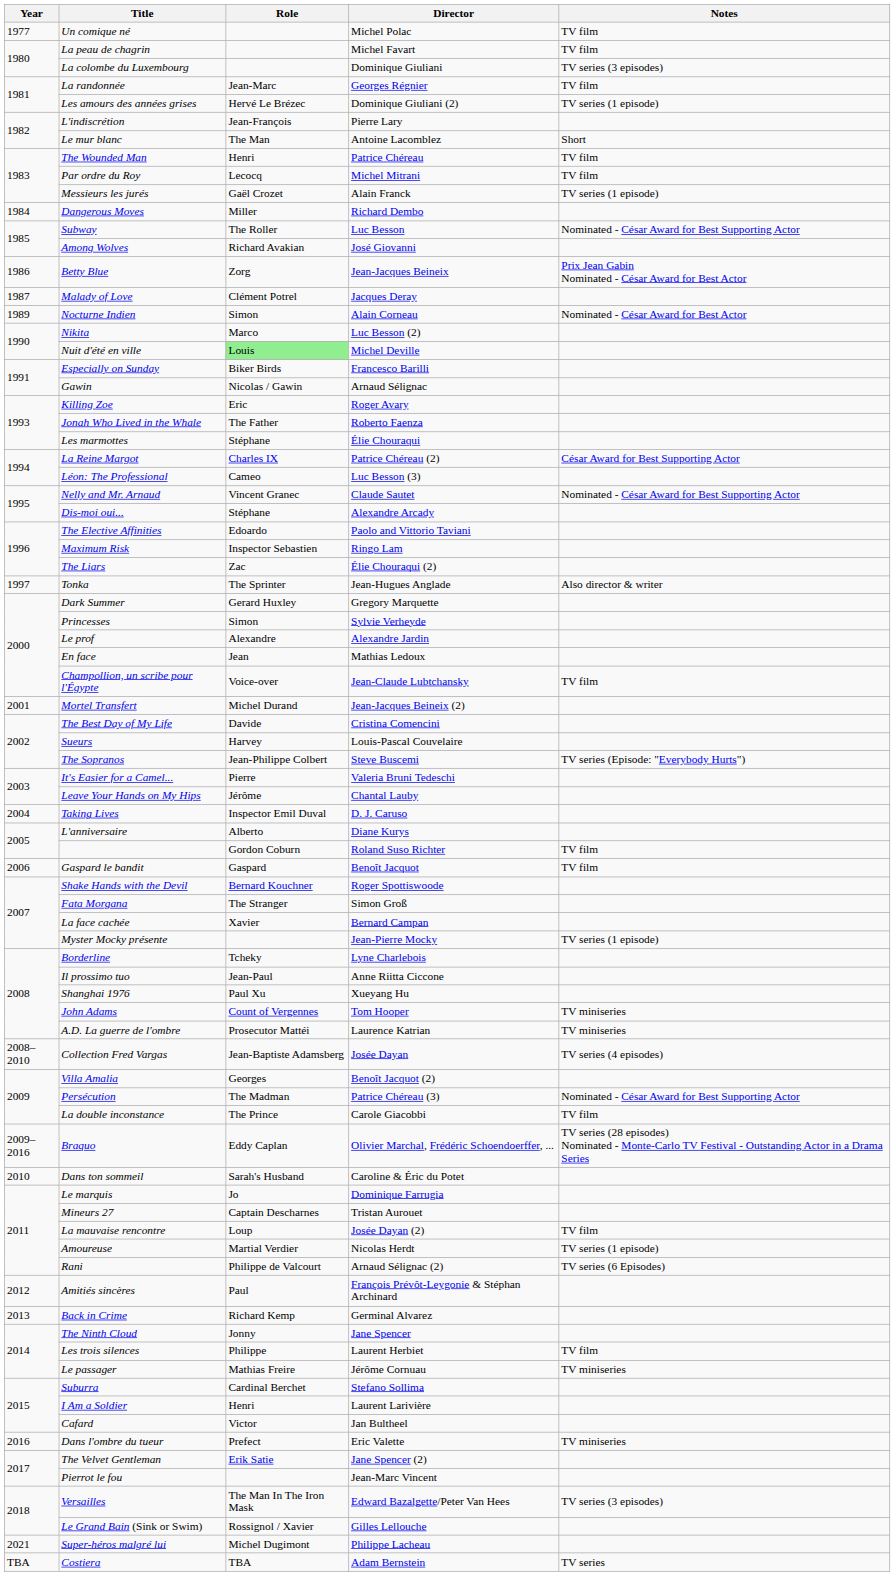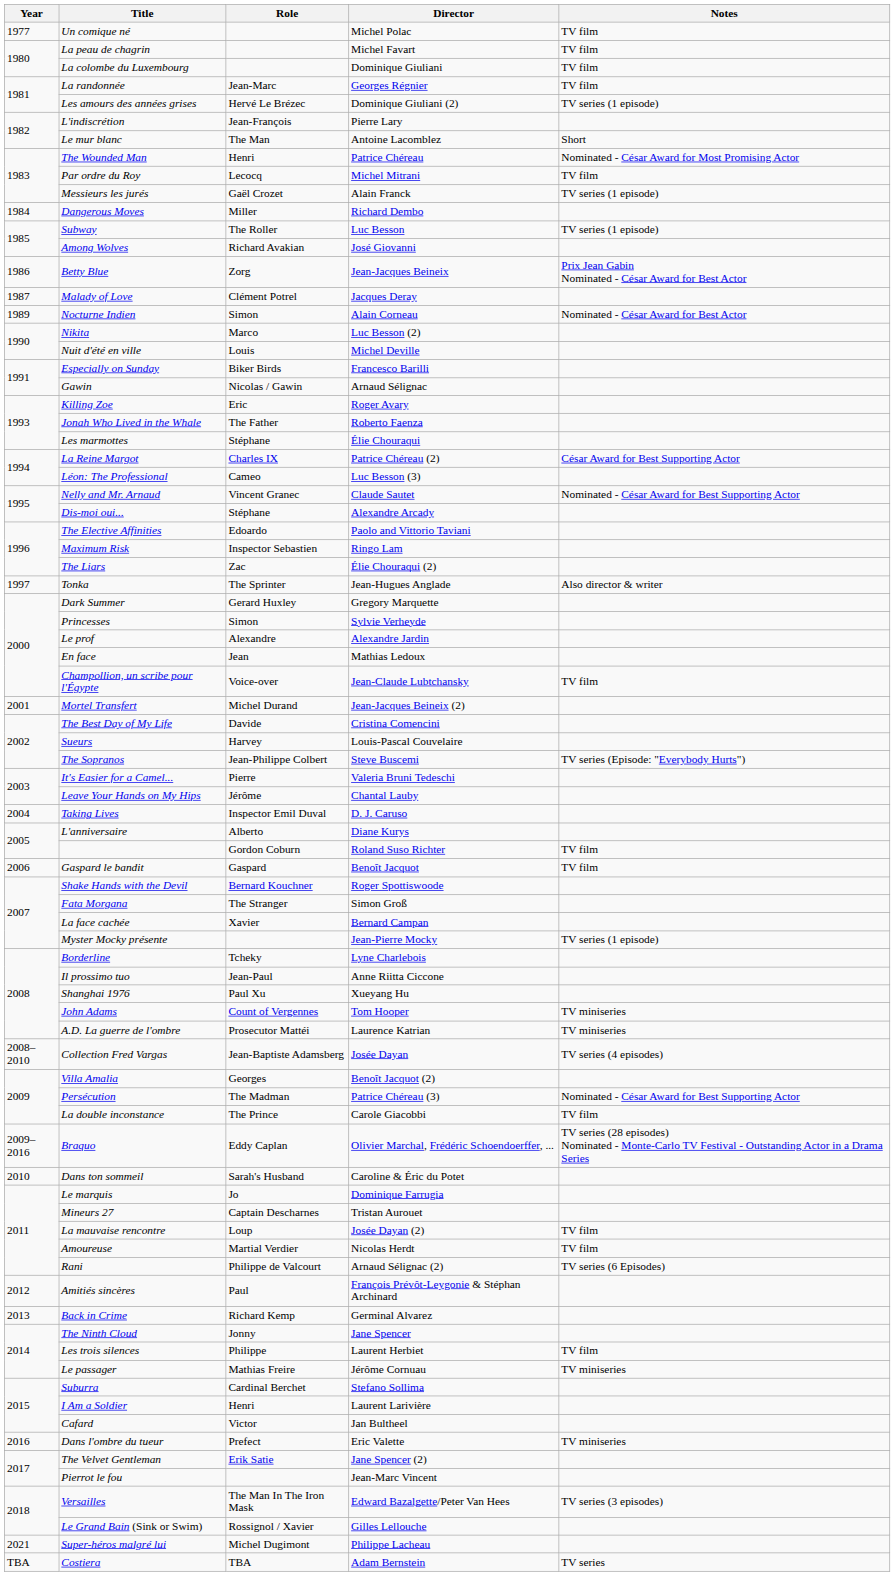(612, 67) TV series (3 episodes) -> (580, 67) TV film
(580, 157) TV film -> (680, 157) Nominated - César Award for Most Promising Actor
(681, 229) Nominated - César Award for Best Supporting Actor -> (610, 229) TV series (1 episode)
(241, 350) lightgreen background -> (241, 350) no background
(610, 1248) TV series (1 episode) -> (580, 1248) TV film
